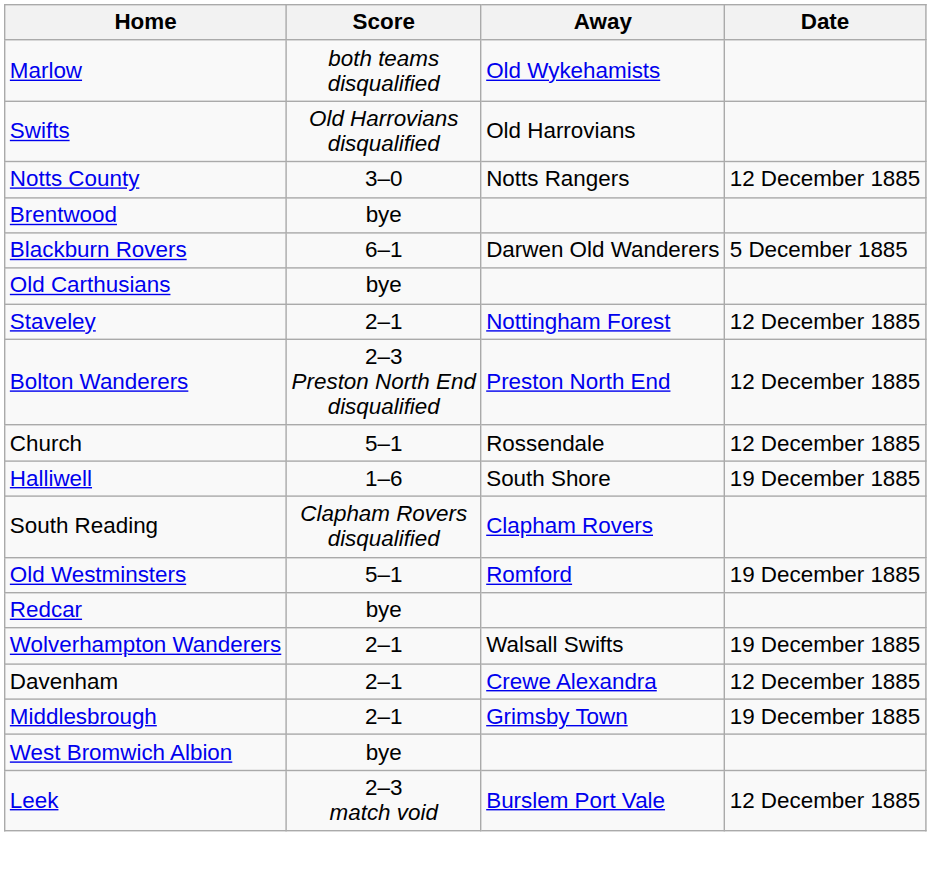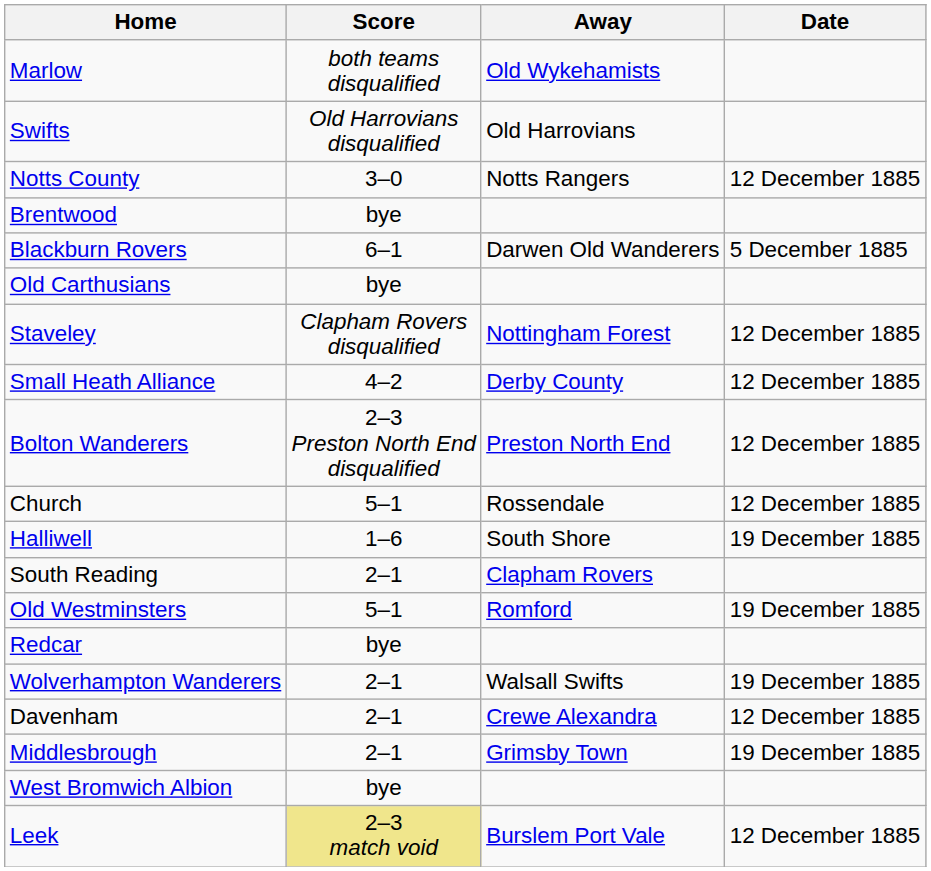(384, 321) 2–1 -> (384, 333) Clapham Rovers disqualified
+ row: (113, 382)
(384, 526) Clapham Rovers disqualified -> (384, 574) 2–1
(384, 800) no background -> (384, 835) khaki background
